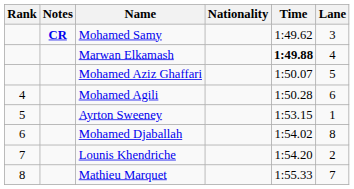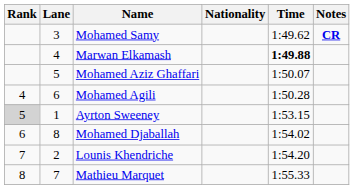columns swapped: (333, 14) <-> (58, 14)
(22, 114) no background -> (22, 114) lightgrey background
